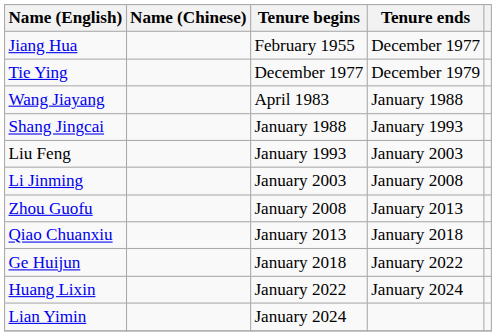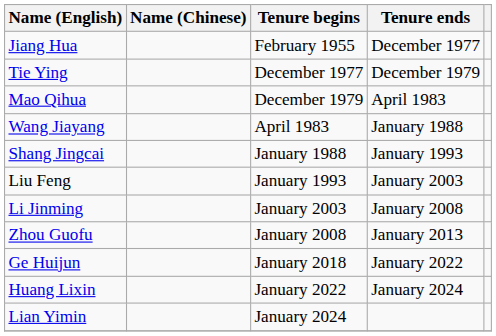+ row: (47, 99)
- row: (61, 235)
